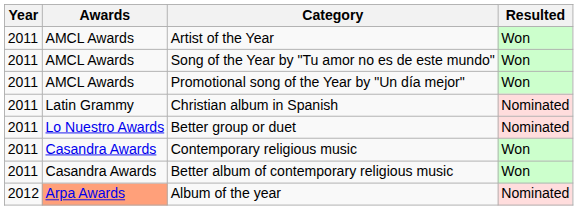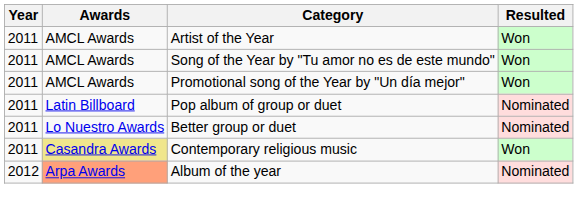- row: (254, 104)
+ row: (256, 104)
(101, 149) no background -> (101, 149) khaki background
- row: (312, 171)
